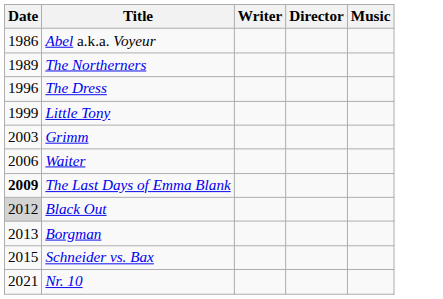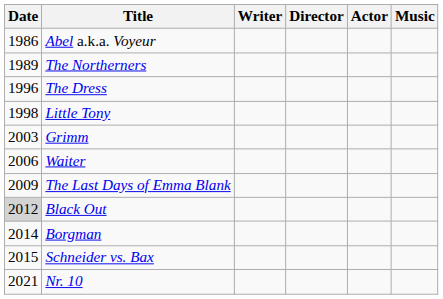+ column: (369, 16)
(23, 112) 1999 -> (23, 112) 1998
(23, 185) bold -> (23, 185) normal
(23, 233) 2013 -> (23, 233) 2014
